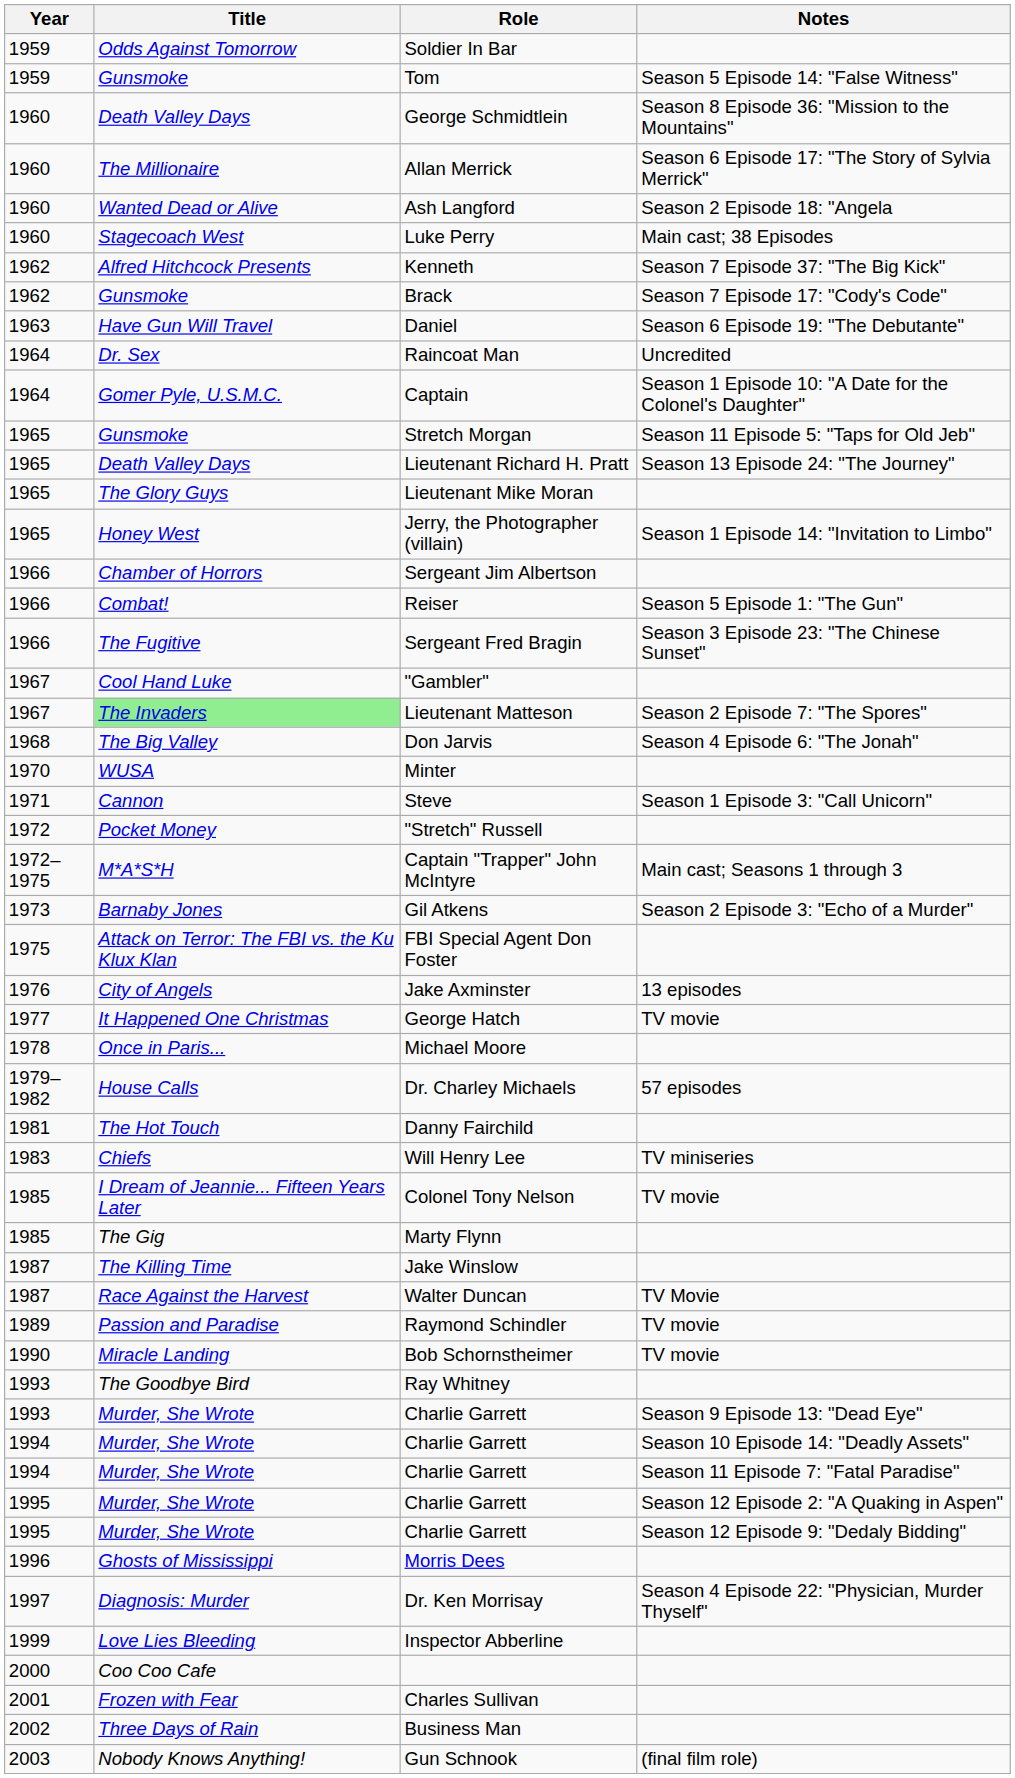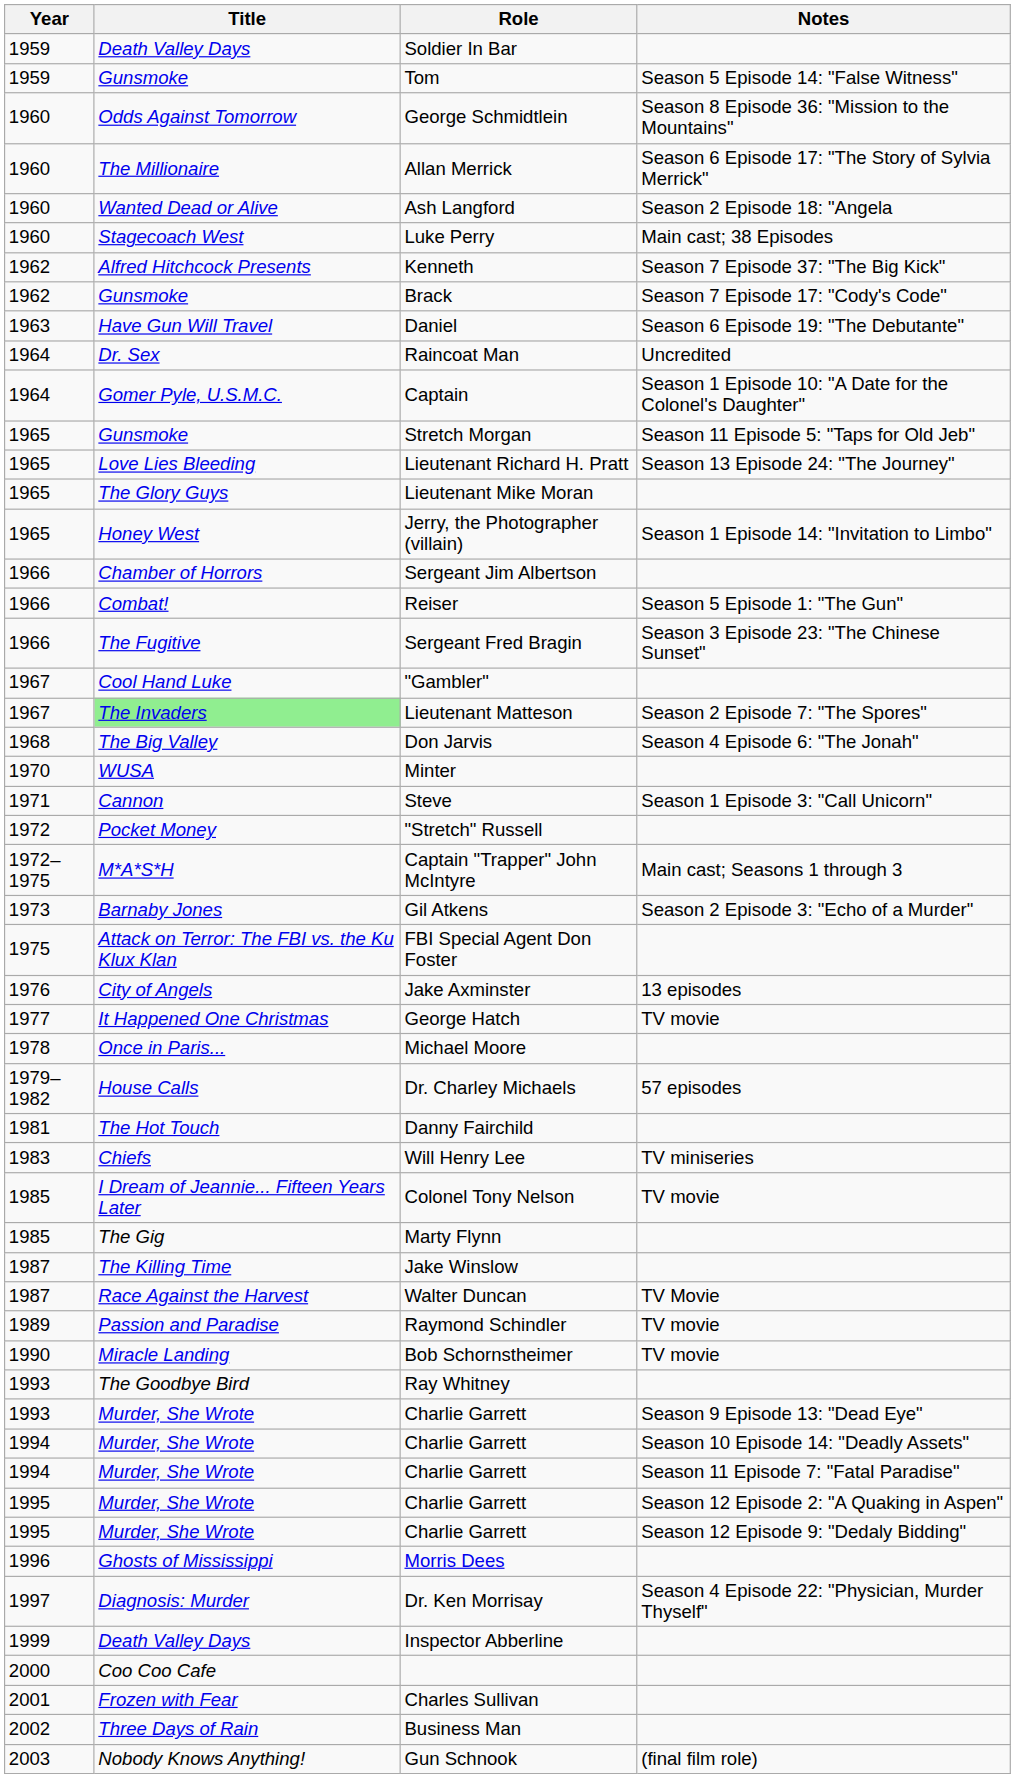(197, 48) Odds Against Tomorrow -> (174, 48) Death Valley Days
(174, 117) Death Valley Days -> (197, 117) Odds Against Tomorrow
(174, 464) Death Valley Days -> (177, 464) Love Lies Bleeding
(177, 1640) Love Lies Bleeding -> (174, 1640) Death Valley Days
